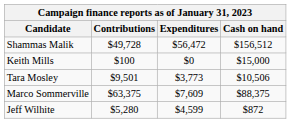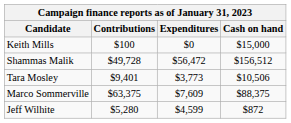rows swapped: (40, 45) <-> (30, 61)
(124, 77) $9,501 -> (124, 77) $9,401
